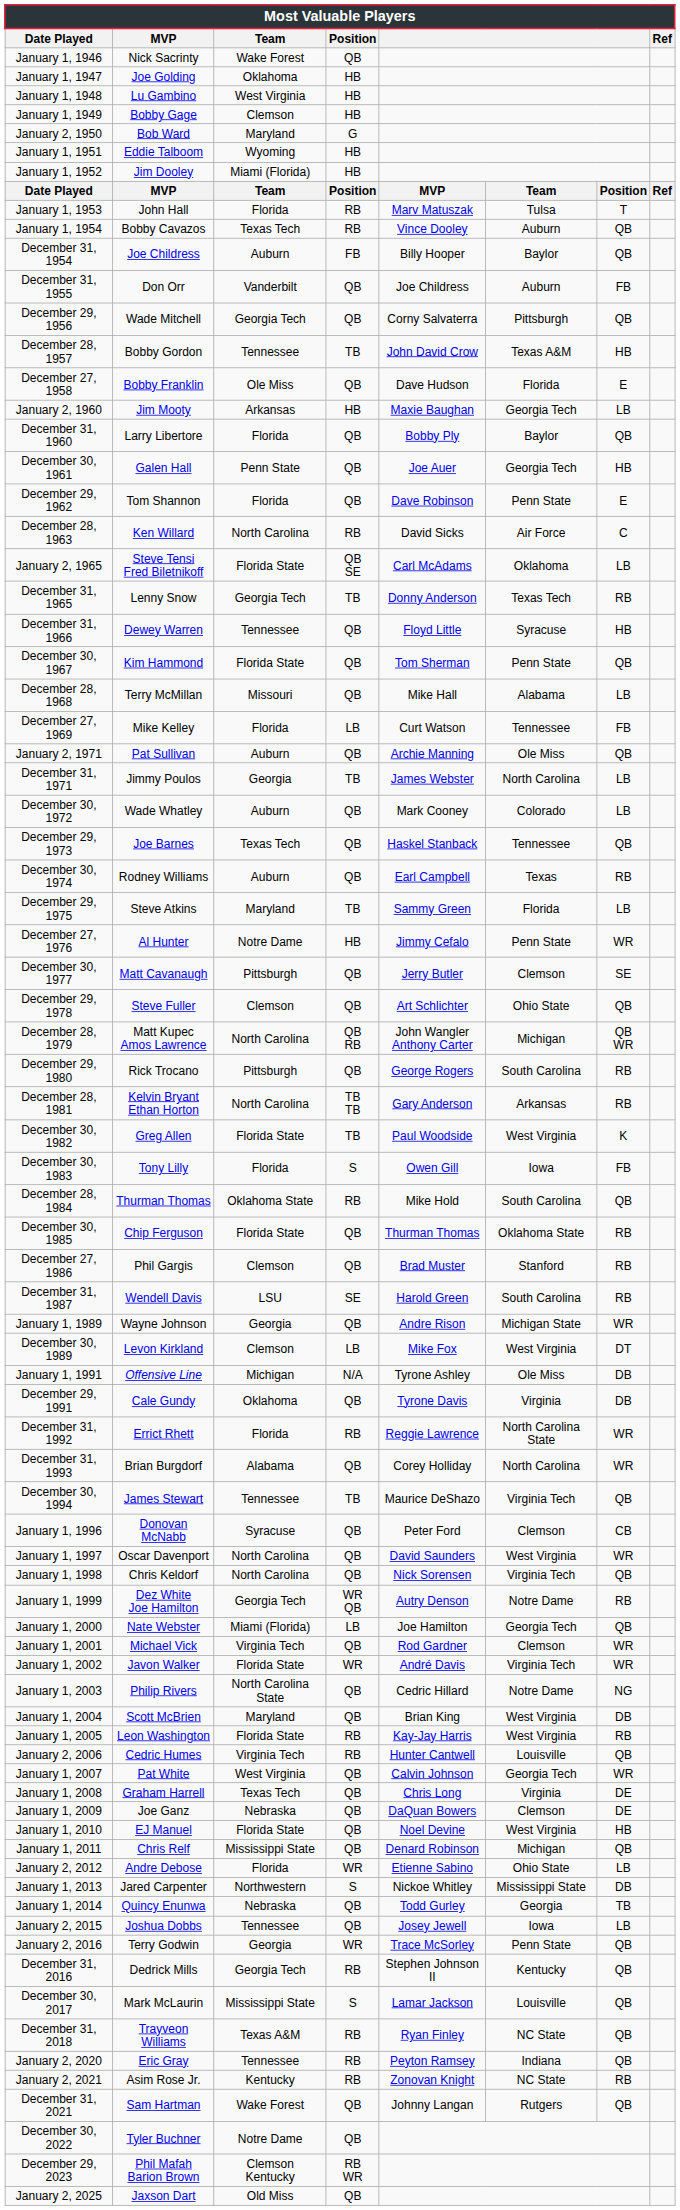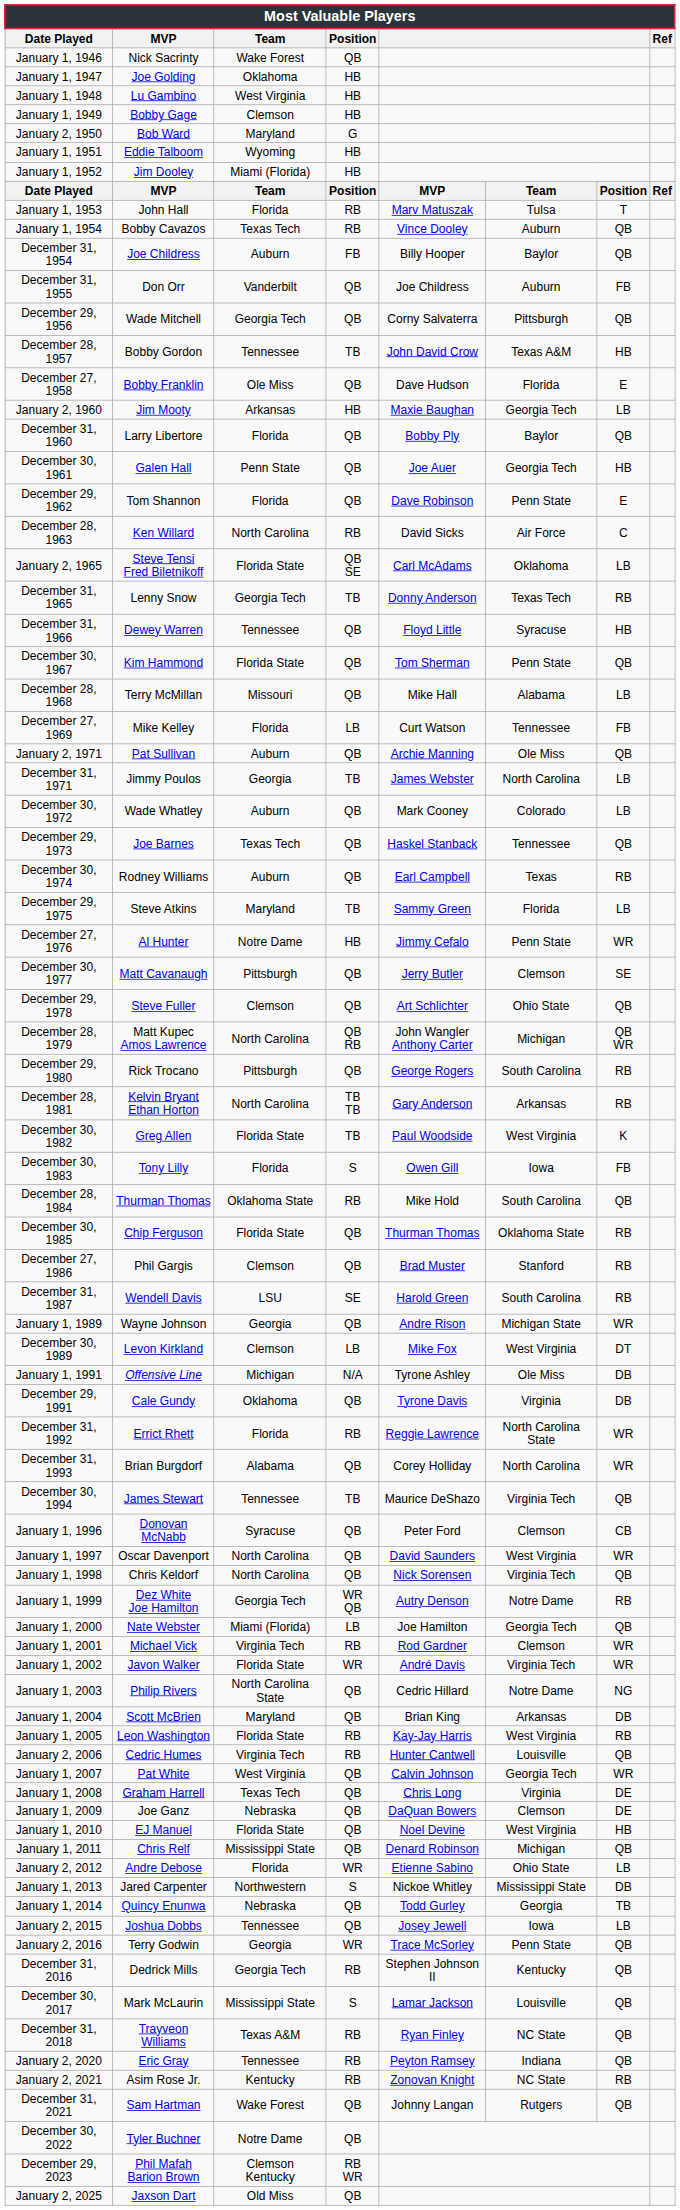(353, 1646) QB -> (353, 1646) RB
(541, 1716) West Virginia -> (541, 1716) Arkansas
